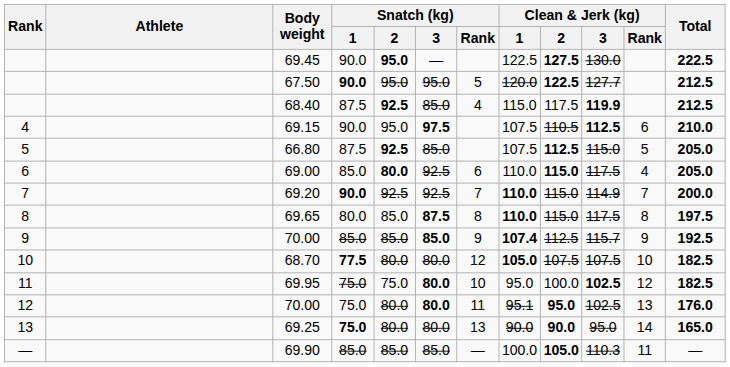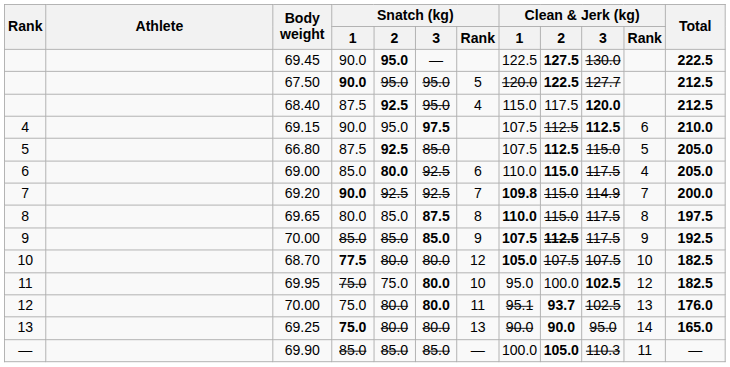(436, 104) 85.0 -> (436, 104) 95.0
(603, 104) 119.9 -> (603, 104) 120.0
(561, 127) 110.5 -> (561, 127) 112.5
(520, 194) 110.0 -> (520, 194) 109.8
(520, 238) 107.4 -> (520, 238) 107.5
(561, 238) normal -> (561, 238) bold
(603, 238) 115.7 -> (603, 238) 117.5
(561, 305) 95.0 -> (561, 305) 93.7
